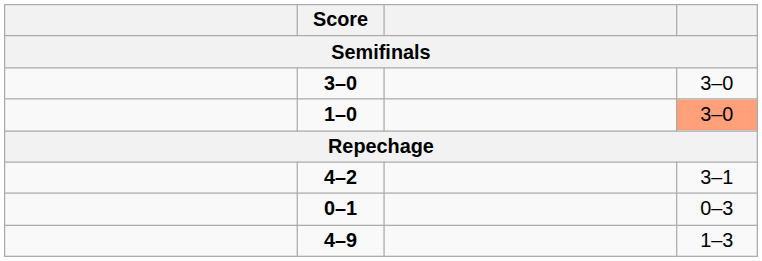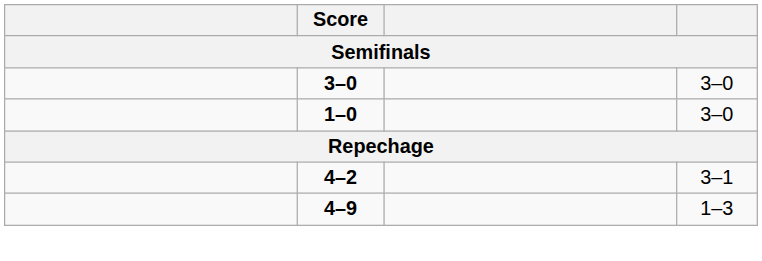(717, 114) lightsalmon background -> (717, 114) no background
- row: (341, 209)
